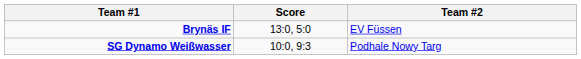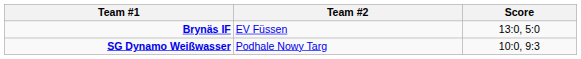columns swapped: (290, 12) <-> (462, 12)
